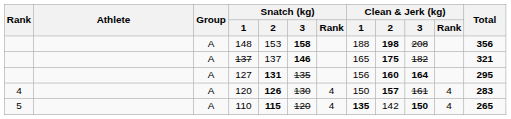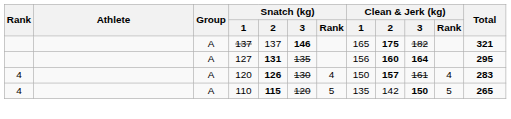- row: (244, 43)
(19, 106) 5 -> (19, 91) 4
(332, 106) 4 -> (332, 91) 5
(361, 106) bold -> (361, 91) normal
(449, 106) 4 -> (449, 91) 5
